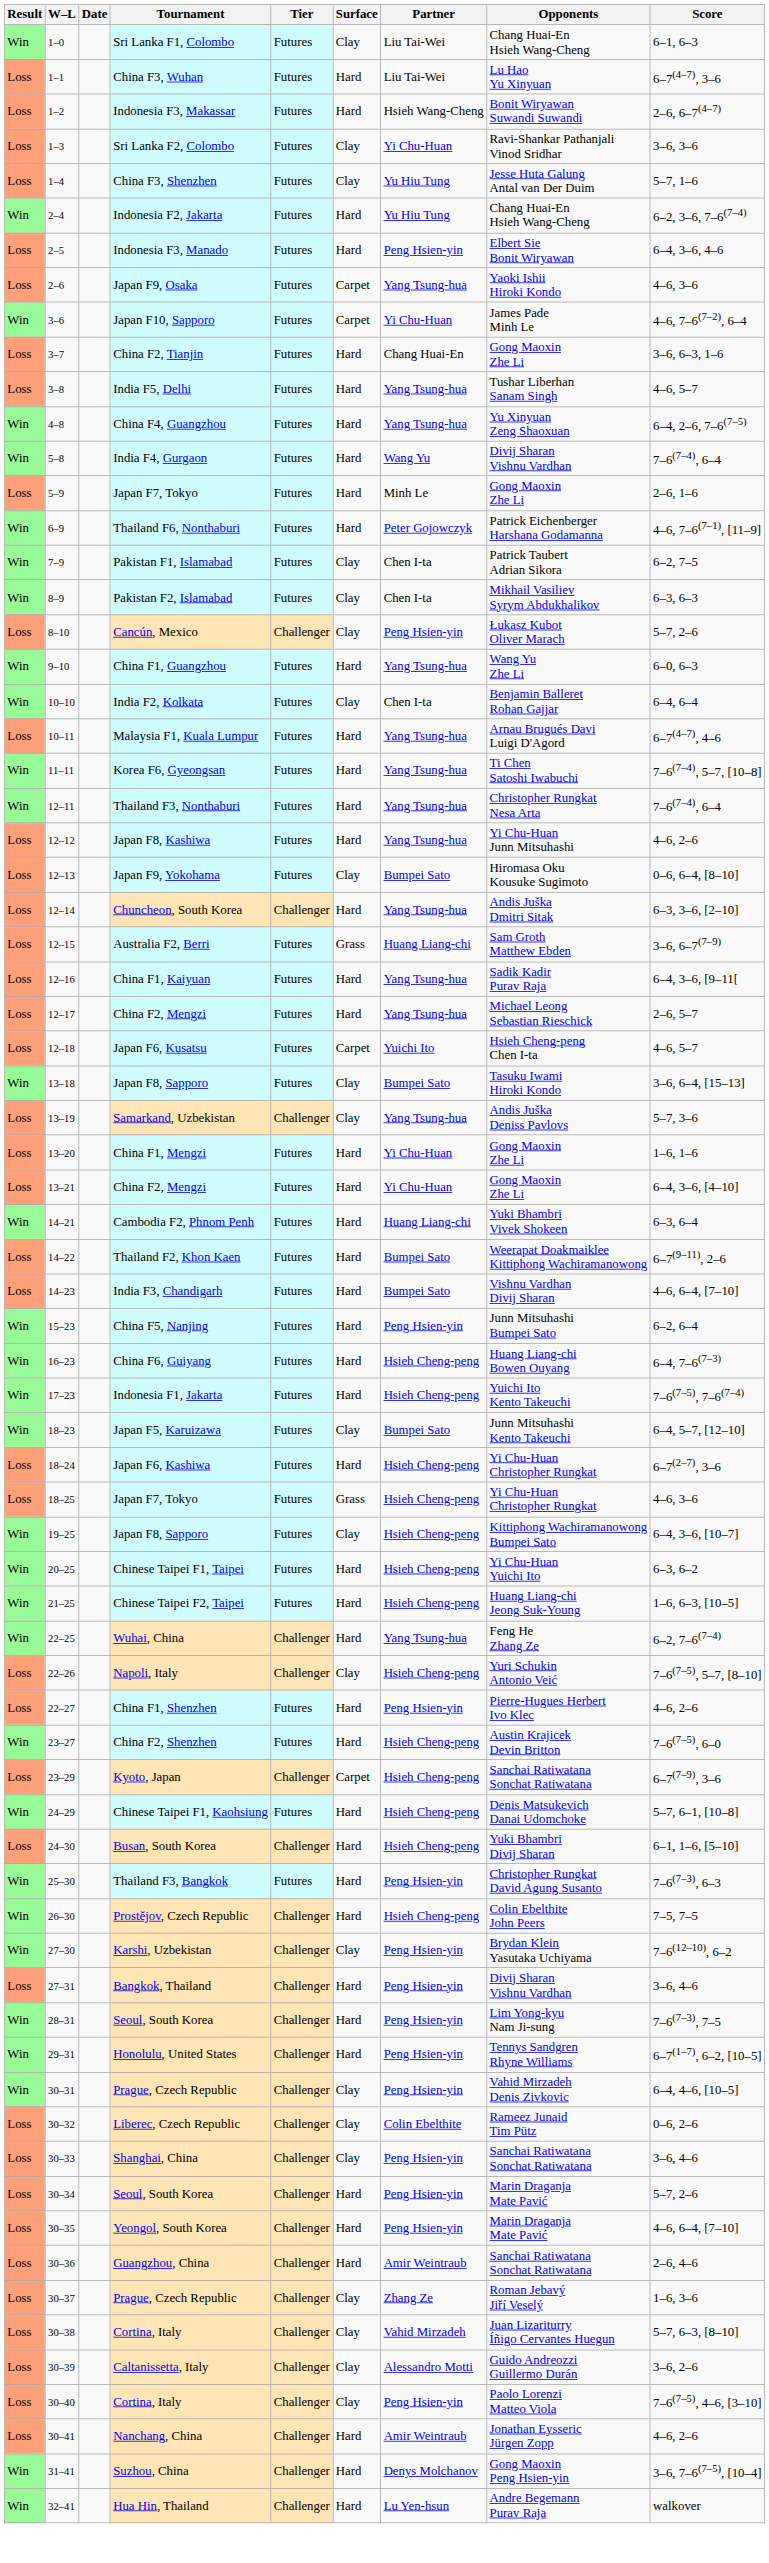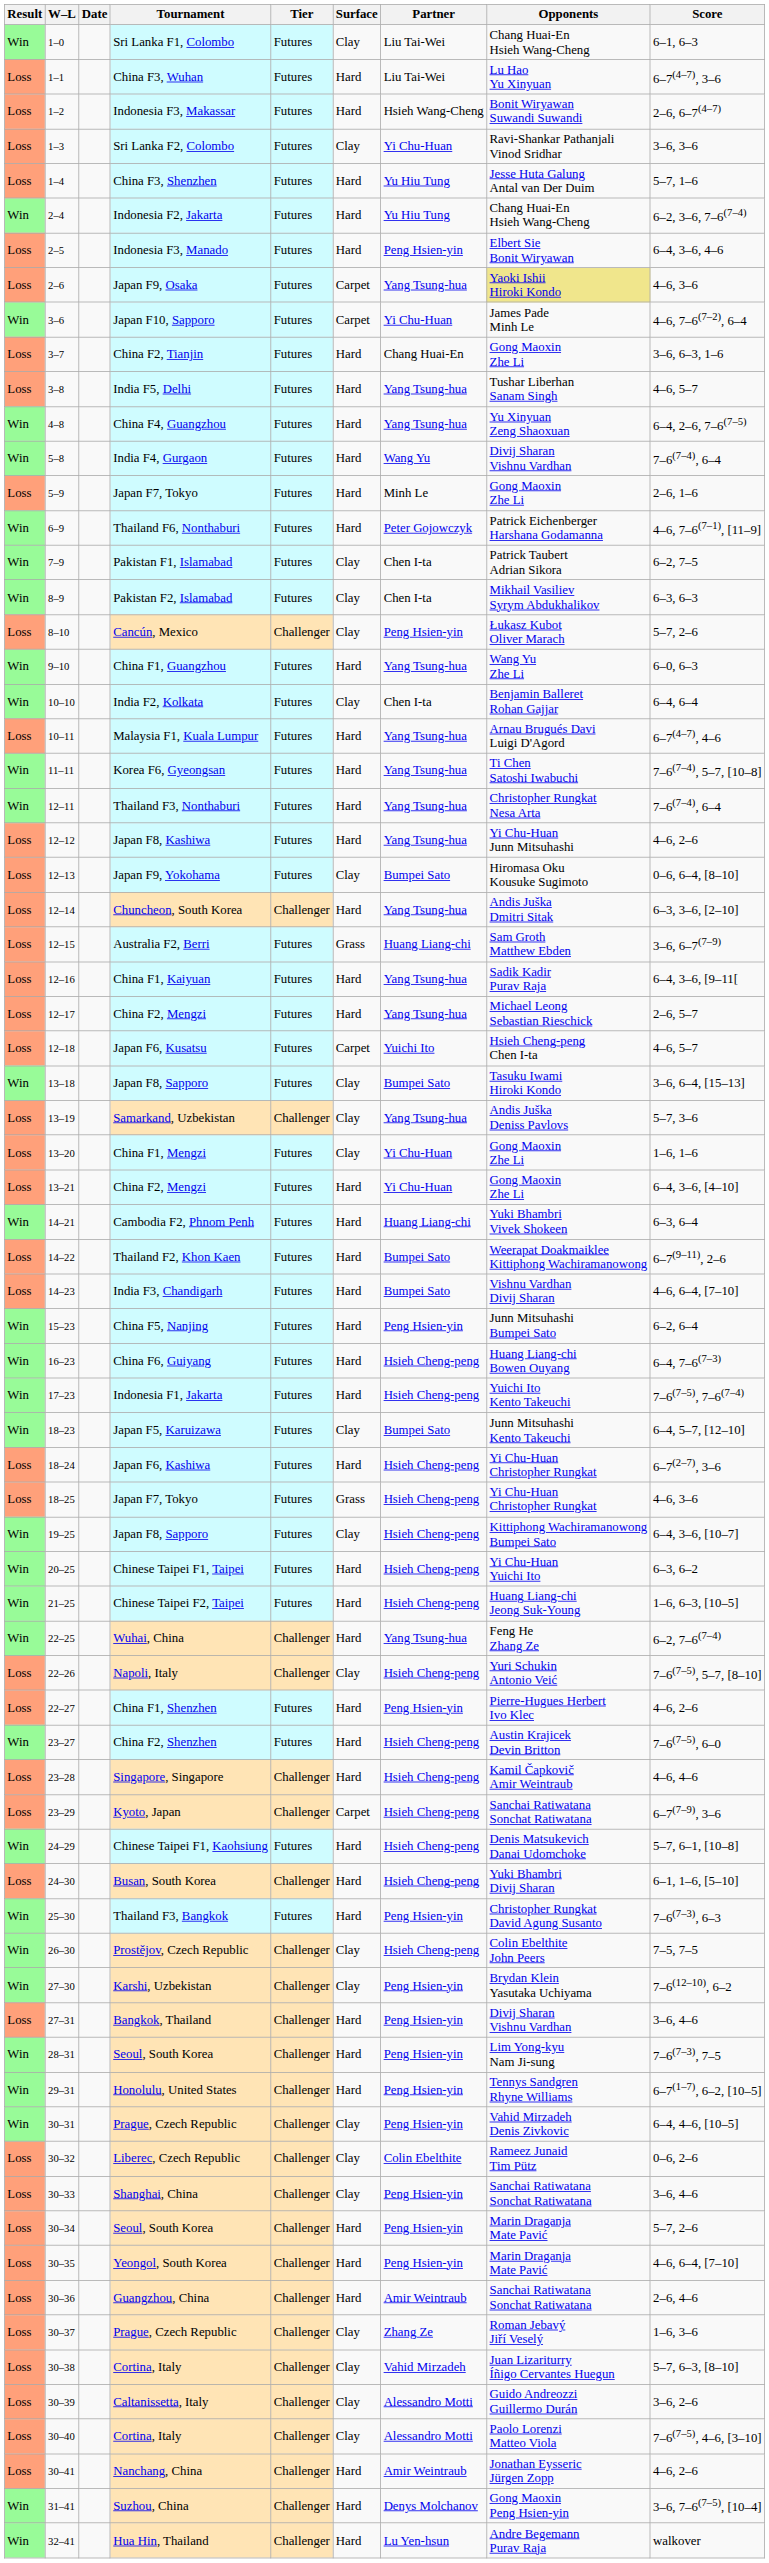(348, 180) Clay -> (349, 180) Hard
(525, 285) no background -> (525, 285) khaki background
(349, 1152) Hard -> (348, 1152) Clay
+ row: (61, 1777)
(349, 1915) Hard -> (348, 1950) Clay
(423, 2401) Peng Hsien-yin -> (428, 2436) Alessandro Motti
